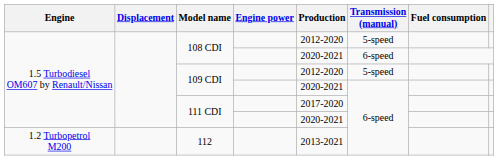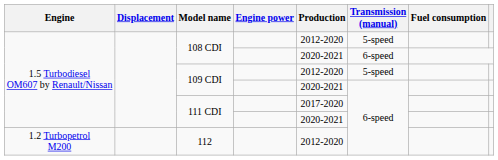(322, 141) 2013-2021 -> (322, 141) 2012-2020
